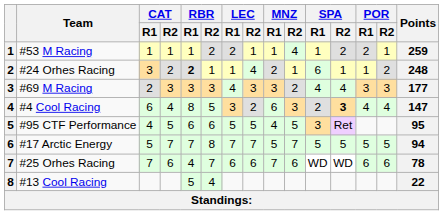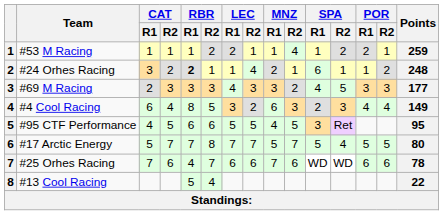(343, 88) 4 -> (343, 88) 5
(343, 107) bold -> (343, 107) normal
(418, 107) 147 -> (418, 107) 149
(343, 144) 5 -> (343, 144) 4
(418, 144) 94 -> (418, 144) 80
